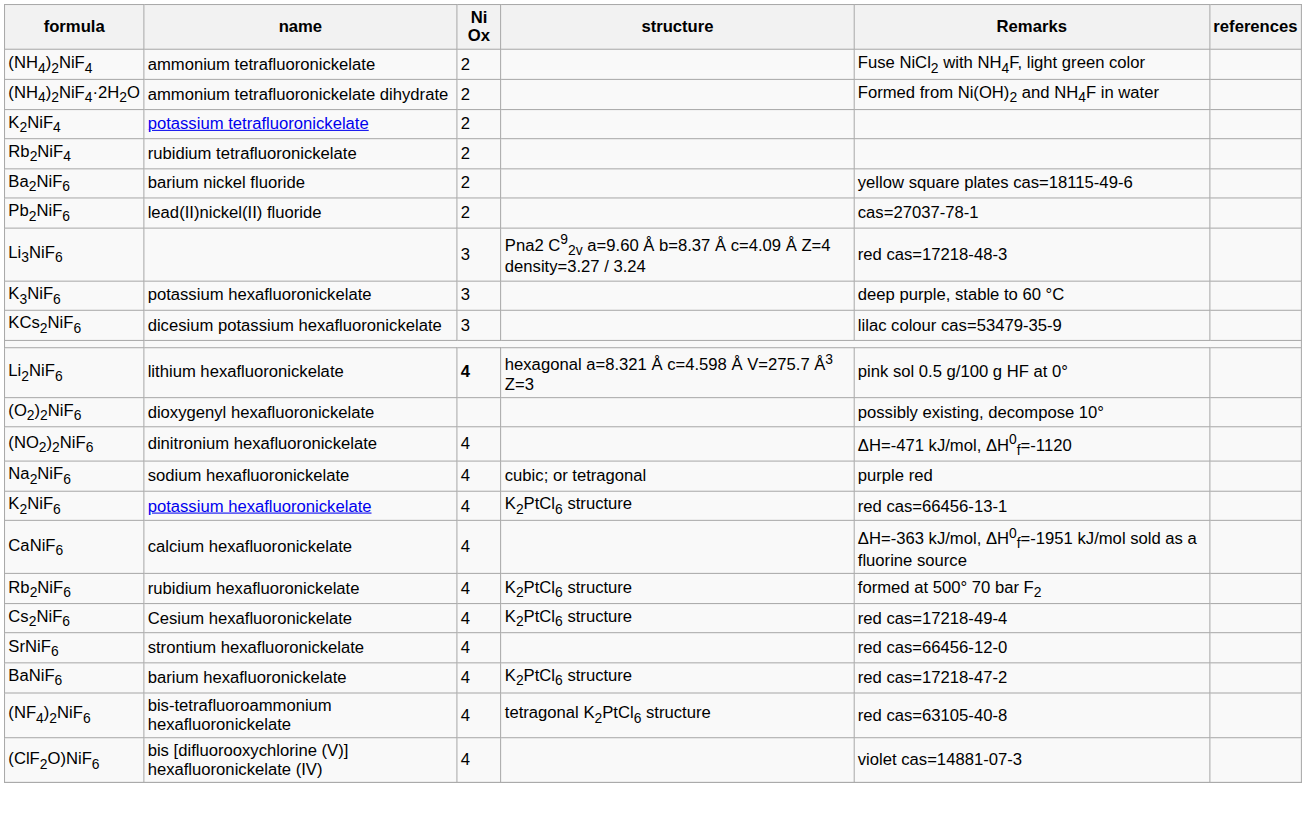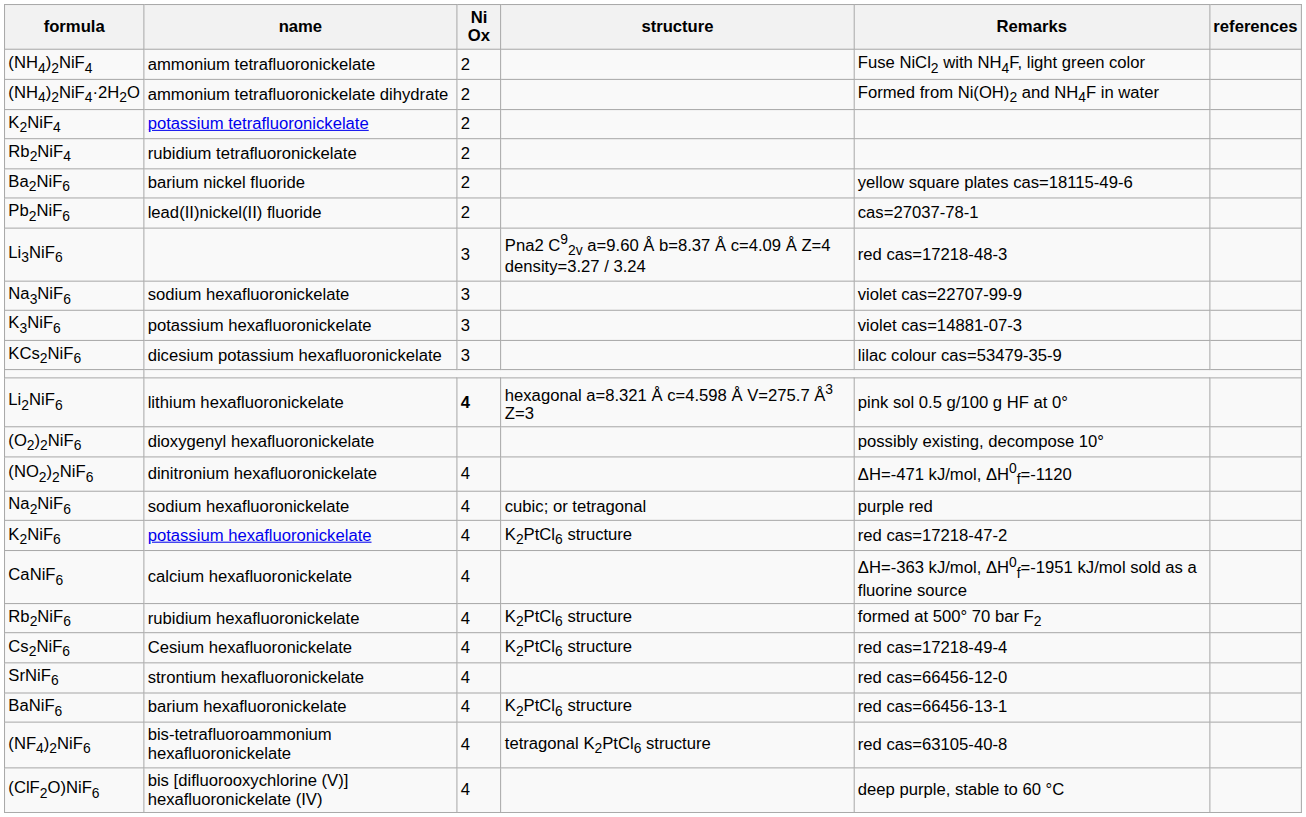+ row: (40, 296)
(961, 295) deep purple, stable to 60 °C -> (940, 325) violet cas=14881-07-3
(932, 505) red cas=66456-13-1 -> (932, 535) red cas=17218-47-2
(932, 677) red cas=17218-47-2 -> (932, 707) red cas=66456-13-1
(940, 760) violet cas=14881-07-3 -> (961, 789) deep purple, stable to 60 °C
